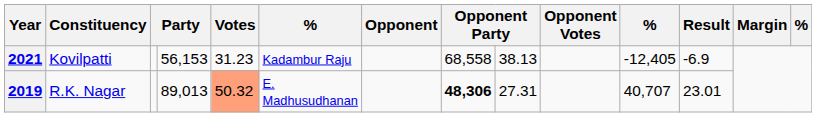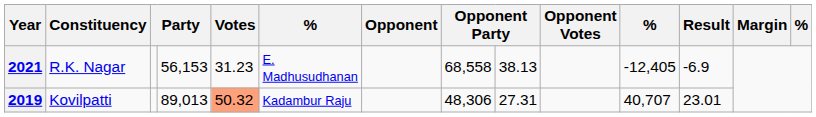(80, 58) Kovilpatti -> (87, 66) R.K. Nagar
(307, 59) Kadambur Raju -> (310, 67) E. Madhusudhanan
(87, 91) R.K. Nagar -> (80, 99) Kovilpatti
(310, 92) E. Madhusudhanan -> (307, 100) Kadambur Raju
(468, 91) bold -> (468, 99) normal
